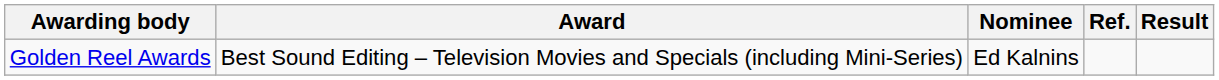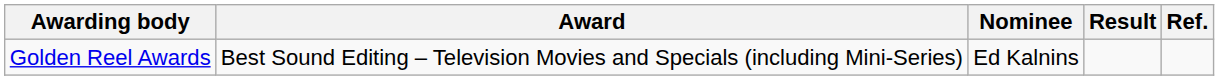columns swapped: (1175, 22) <-> (1110, 22)
